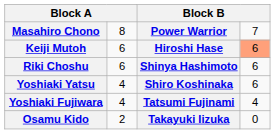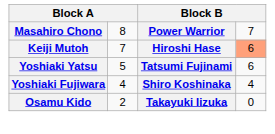(122, 48) 6 -> (123, 48) 7
- row: (56, 66)
(122, 84) 4 -> (123, 66) 5
(189, 84) Shiro Koshinaka -> (187, 66) Tatsumi Fujinami
(189, 102) Tatsumi Fujinami -> (187, 84) Shiro Koshinaka
